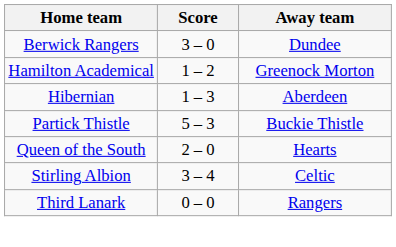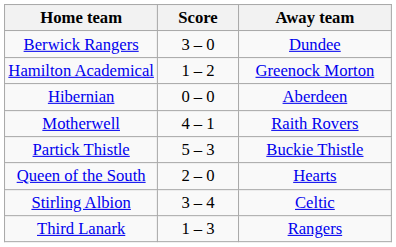(198, 96) 1 – 3 -> (198, 96) 0 – 0
+ row: (81, 123)
(198, 202) 0 – 0 -> (198, 228) 1 – 3
